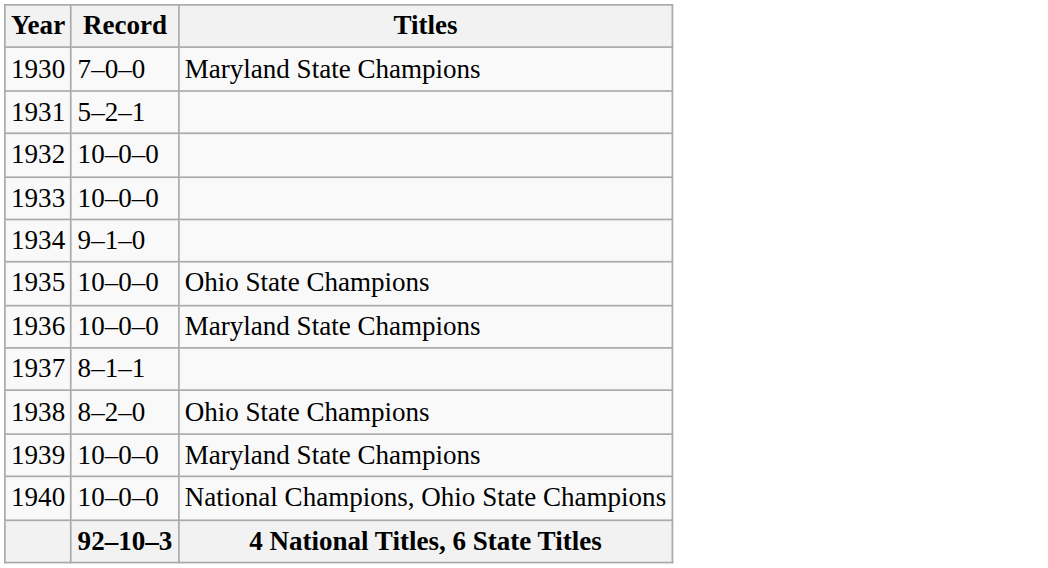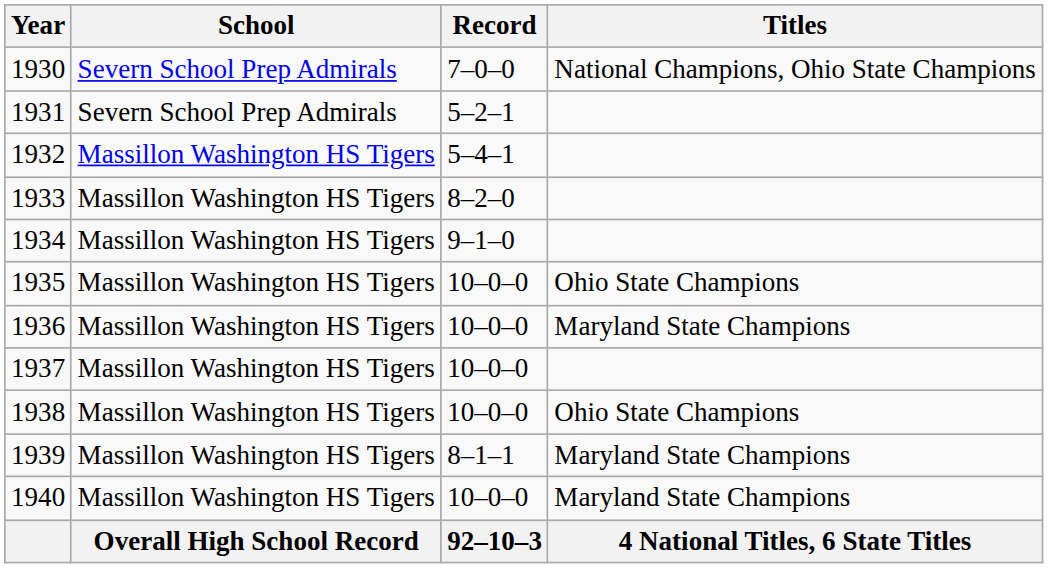+ column: (256, 25)
(333, 68) Maryland State Champions -> (795, 68) National Champions, Ohio State Champions
(118, 154) 10–0–0 -> (481, 154) 5–4–1
(118, 197) 10–0–0 -> (481, 197) 8–2–0
(111, 369) 8–1–1 -> (488, 369) 10–0–0
(111, 411) 8–2–0 -> (488, 411) 10–0–0
(118, 454) 10–0–0 -> (481, 454) 8–1–1
(425, 497) National Champions, Ohio State Champions -> (702, 497) Maryland State Champions
